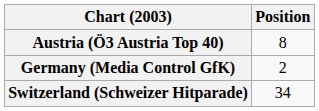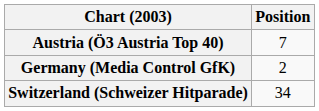(283, 42) 8 -> (283, 42) 7
